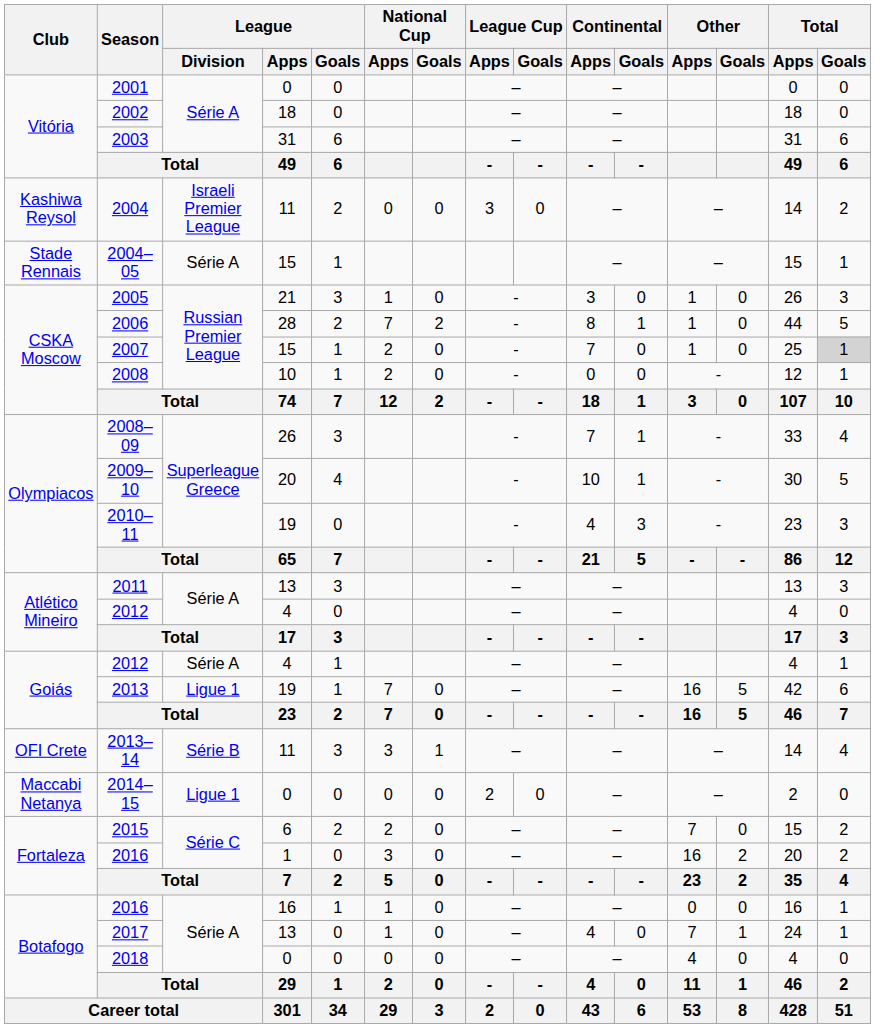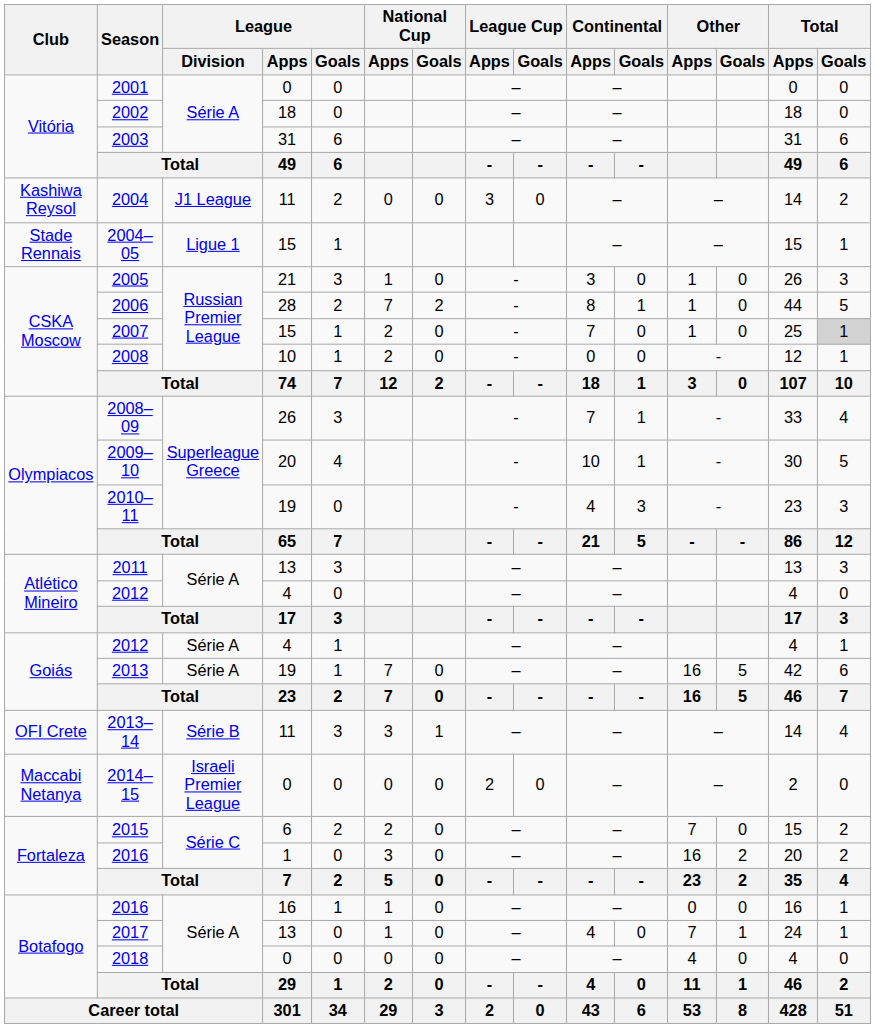(213, 209) Israeli Premier League -> (213, 200) J1 League
(213, 262) Série A -> (213, 244) Ligue 1
(213, 689) Ligue 1 -> (213, 671) Série A
(213, 794) Ligue 1 -> (213, 785) Israeli Premier League
